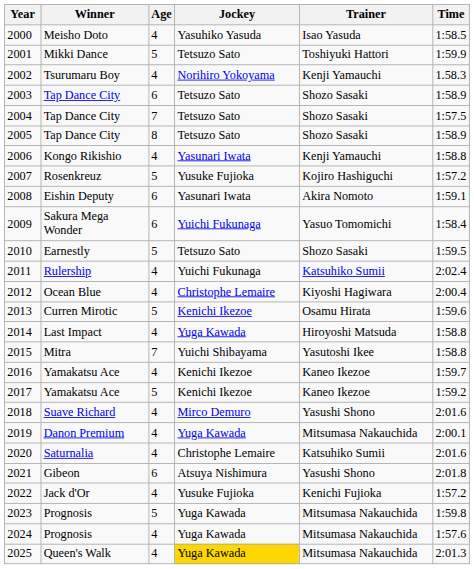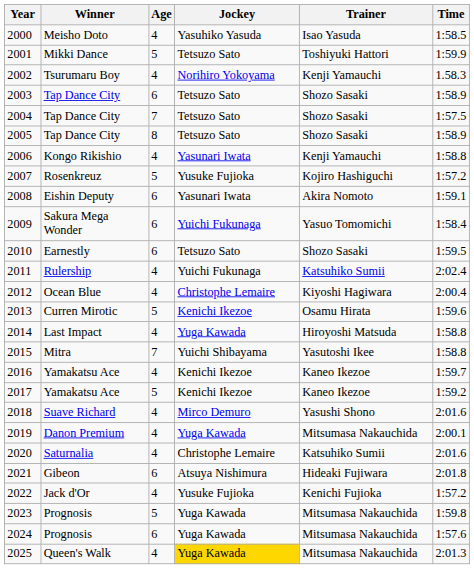(154, 251) 5 -> (154, 251) 6
(338, 473) Yasushi Shono -> (345, 473) Hideaki Fujiwara
(154, 534) 4 -> (154, 534) 6
